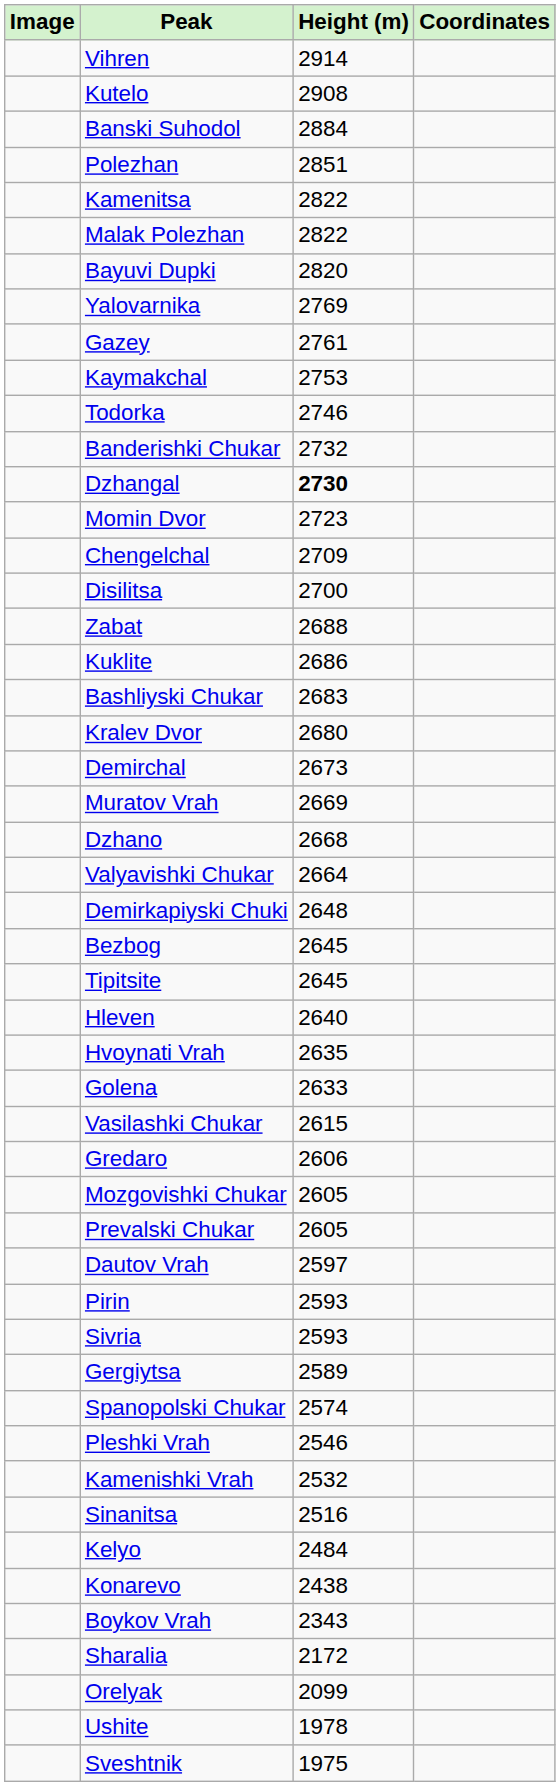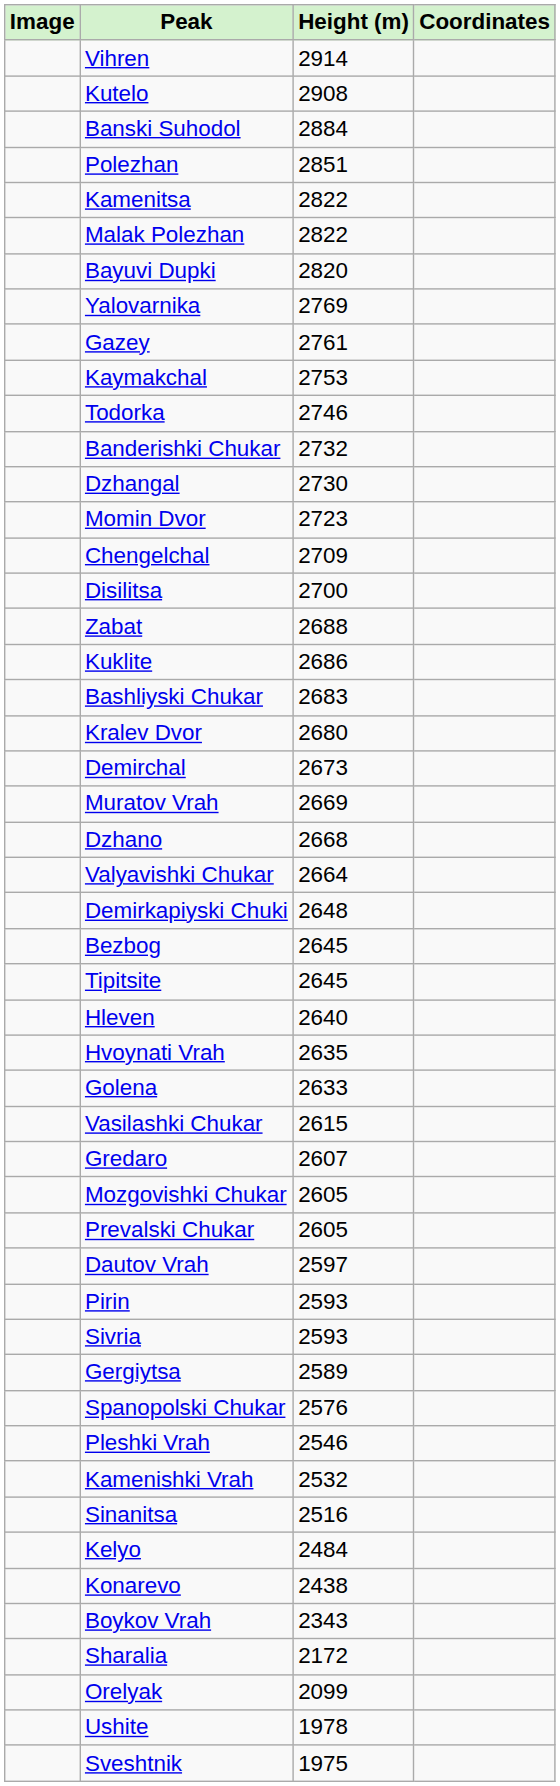(323, 484) bold -> (323, 484) normal
(323, 1159) 2606 -> (323, 1159) 2607
(323, 1407) 2574 -> (323, 1407) 2576
